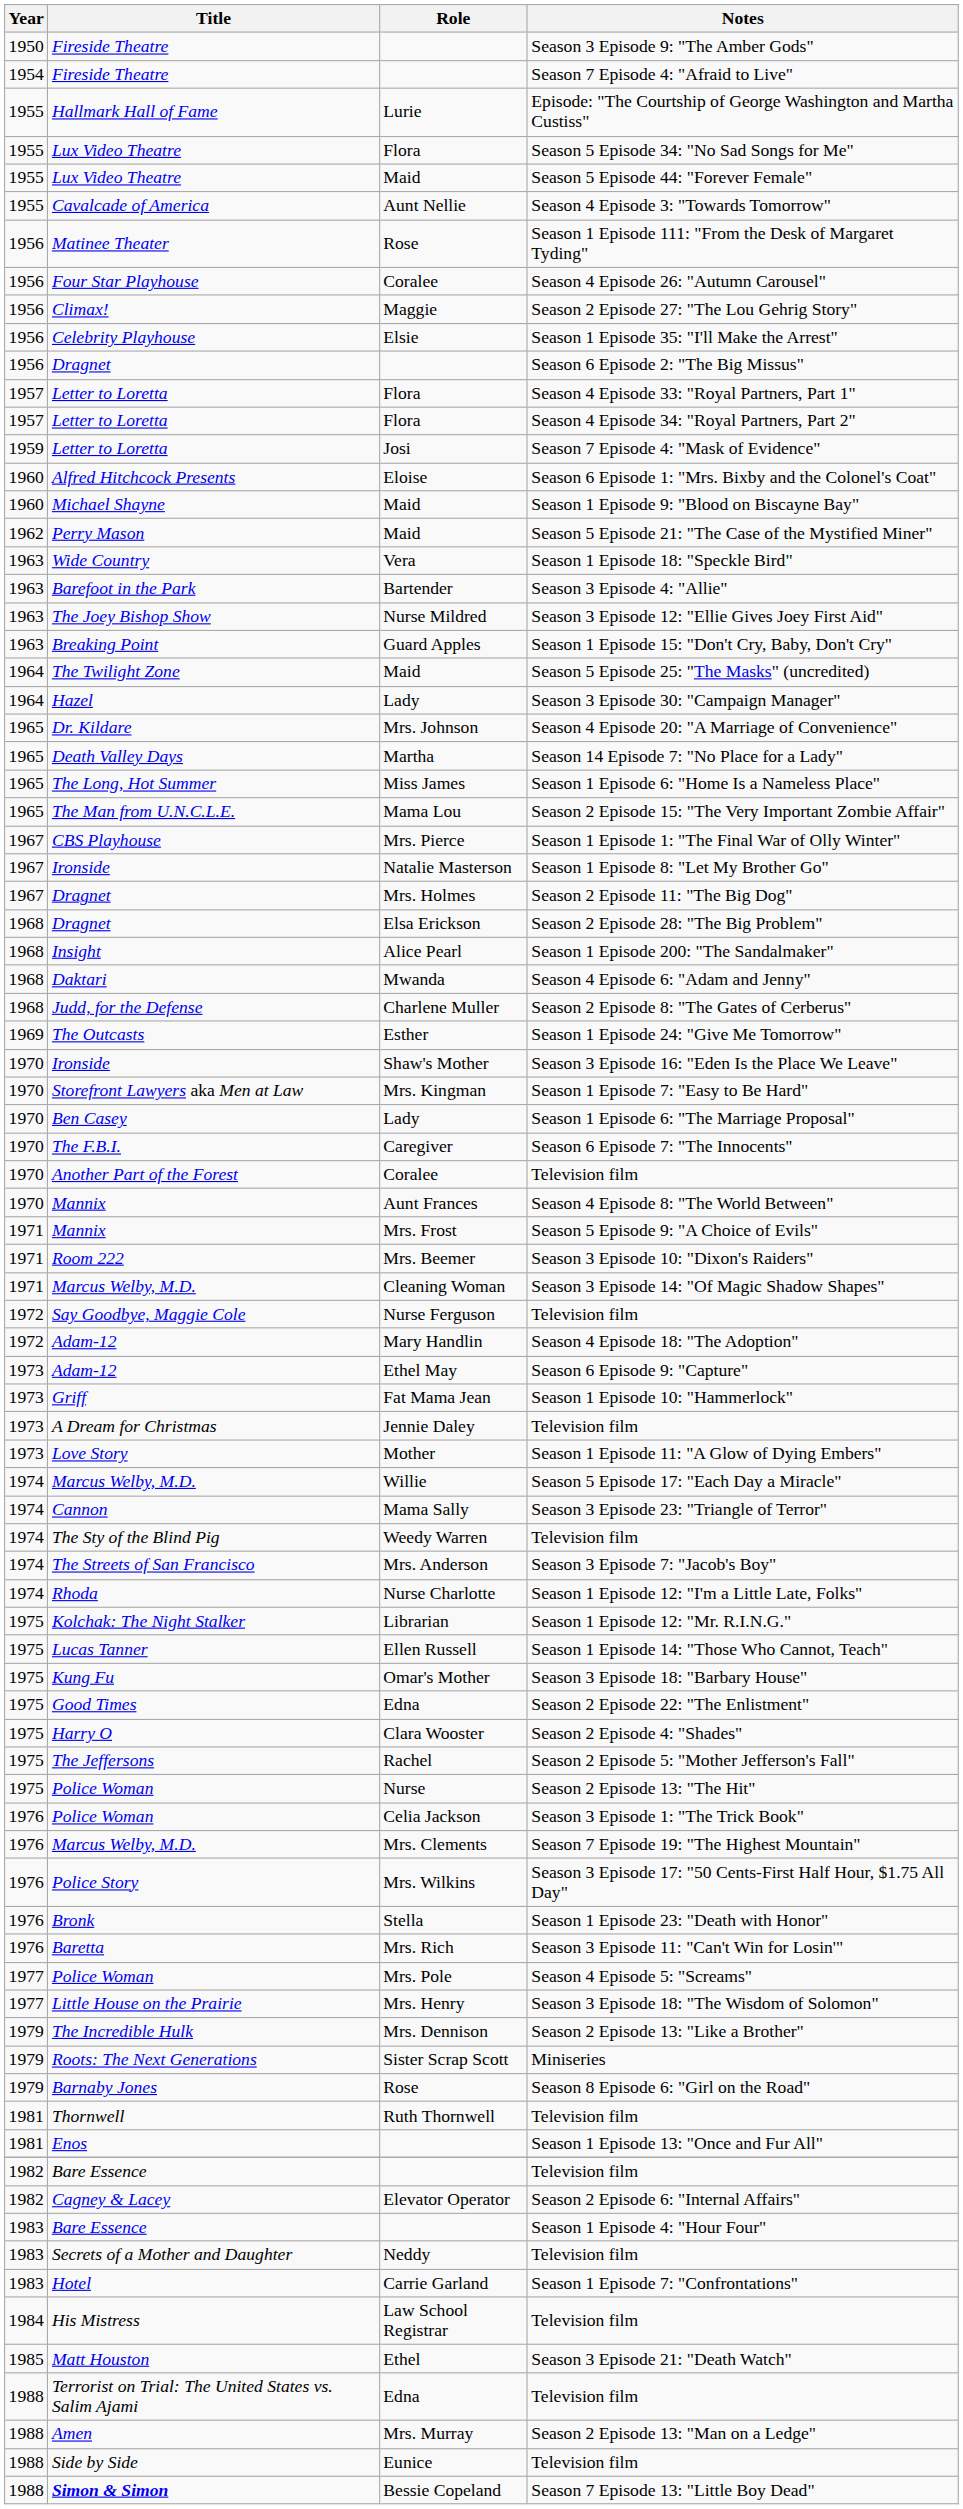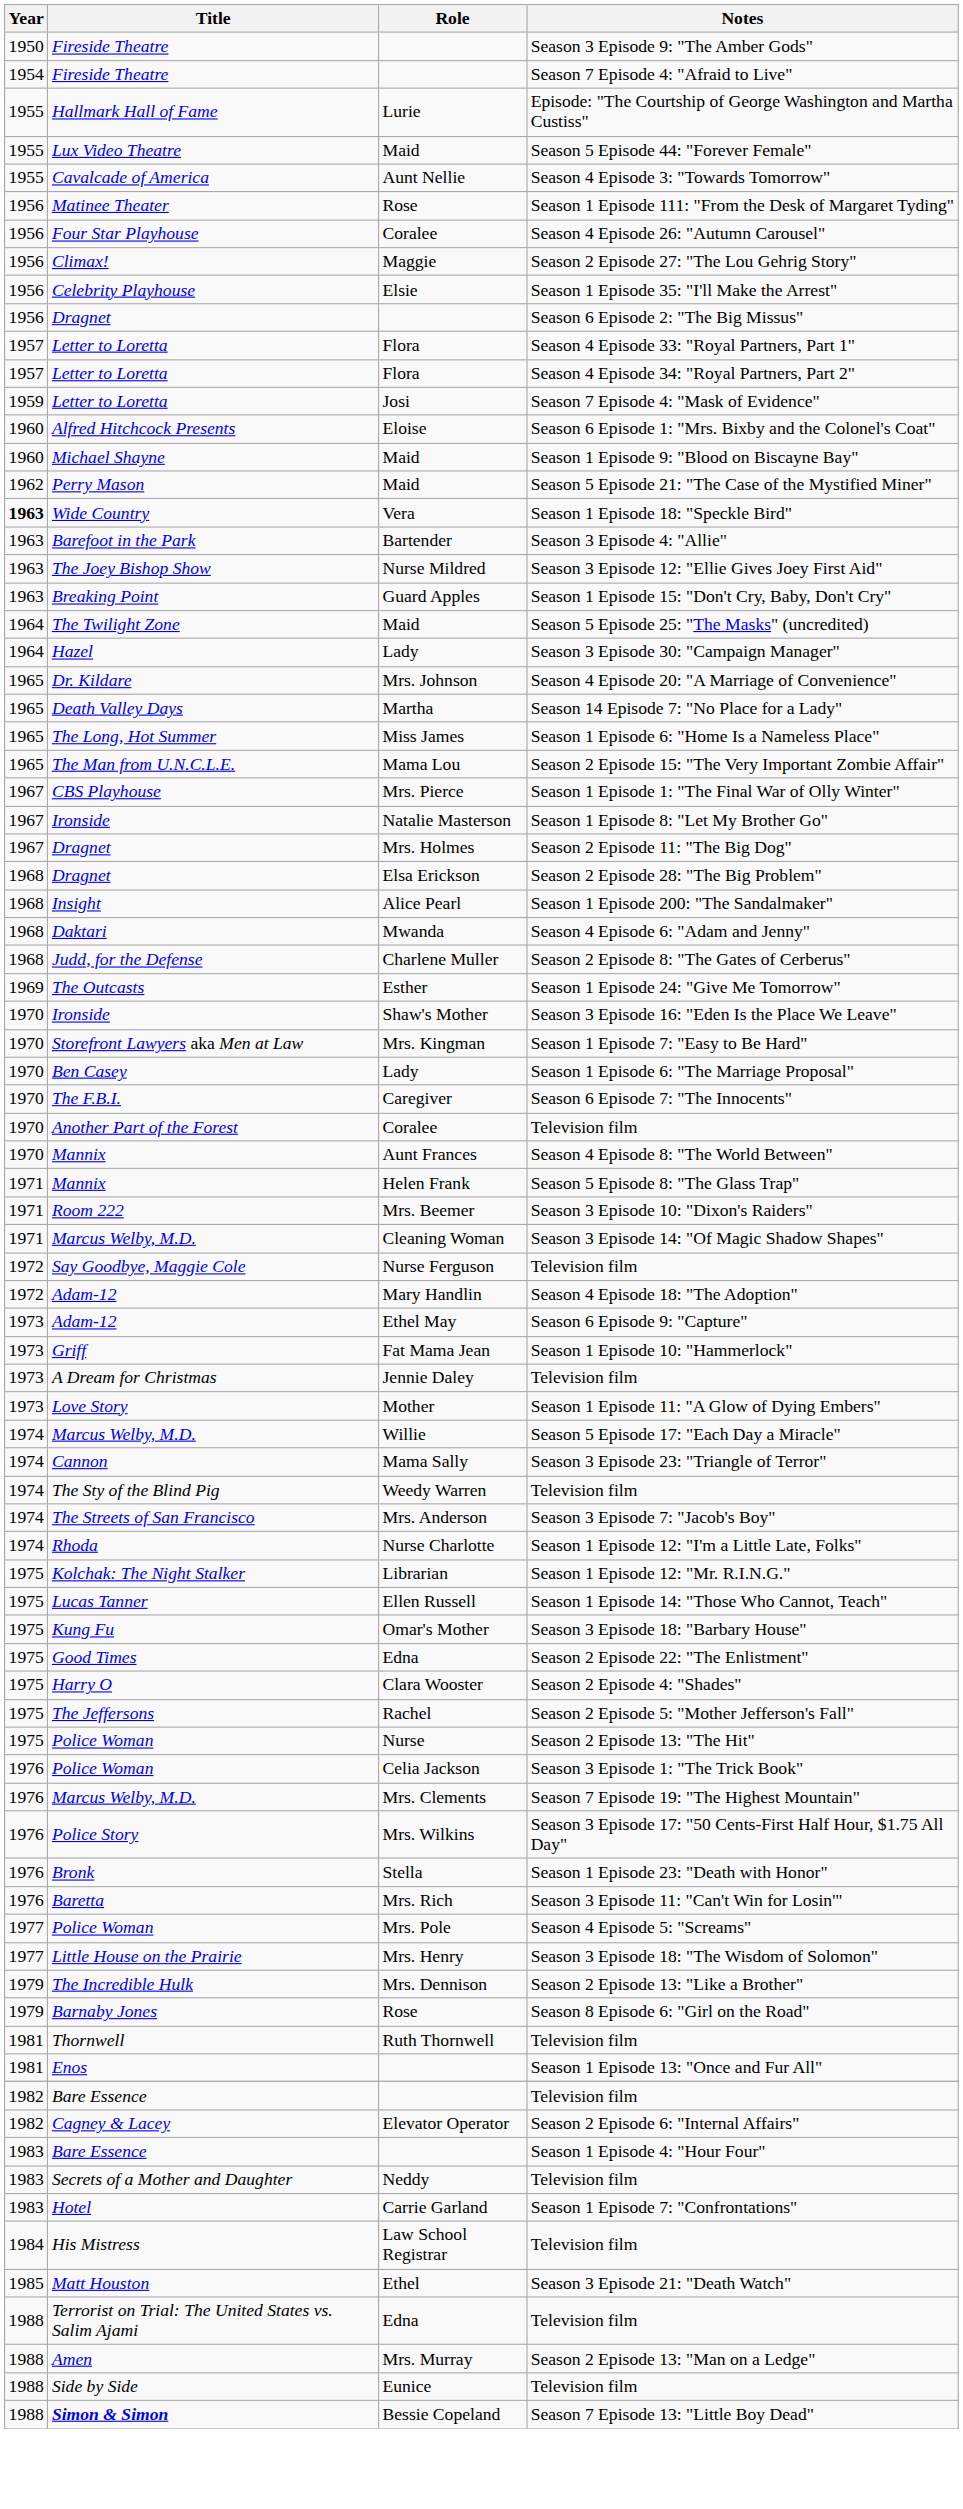- row: (402, 149)
(26, 560) normal -> (26, 512) bold
+ row: (426, 1182)
- row: (420, 1230)
- row: (446, 2059)
